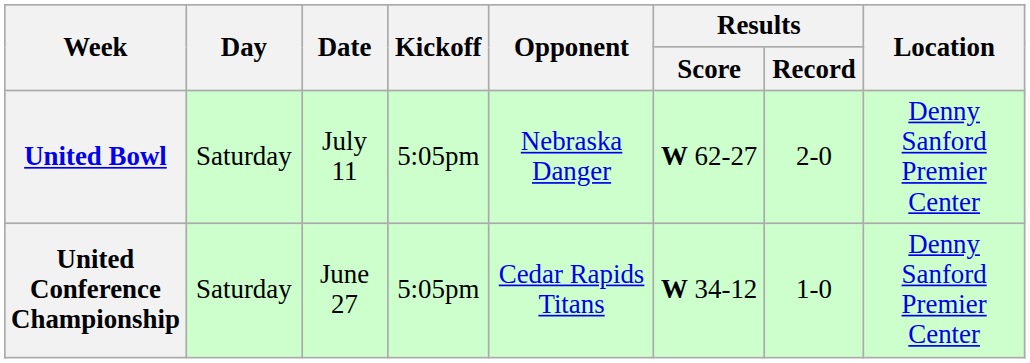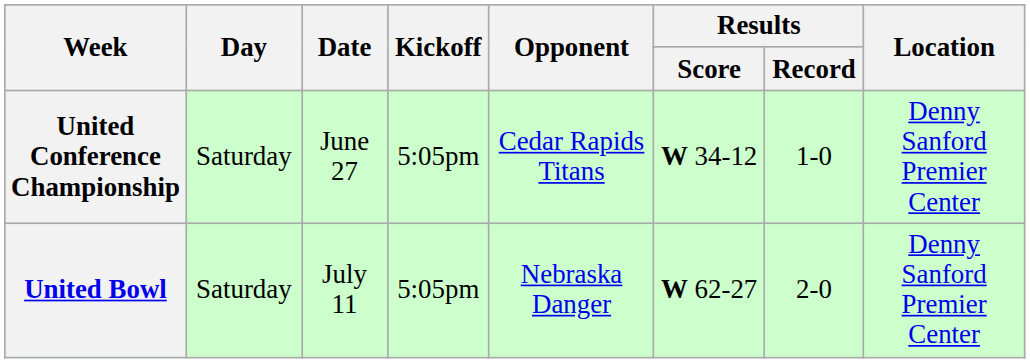rows swapped: (95, 289) <-> (95, 156)
